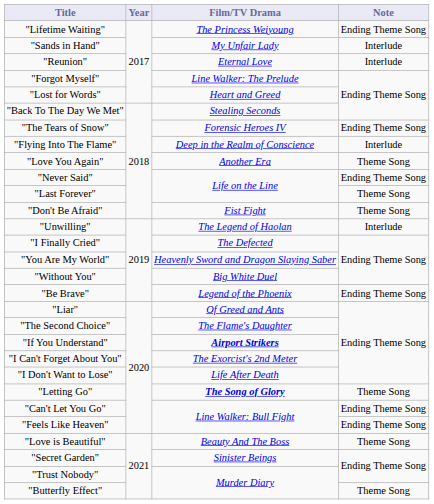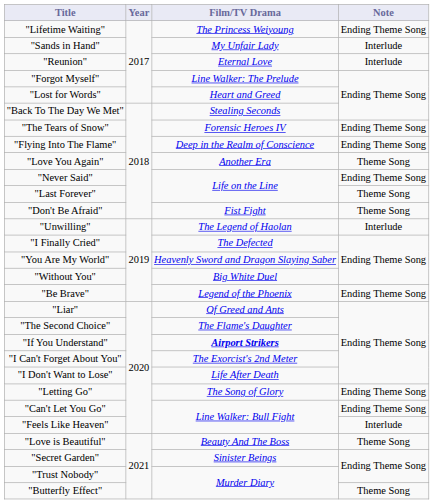(383, 144) Interlude -> (383, 144) Ending Theme Song
(245, 392) bold -> (245, 392) normal
(383, 392) Theme Song -> (383, 392) Ending Theme Song
(383, 425) Ending Theme Song -> (383, 425) Interlude
